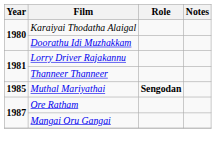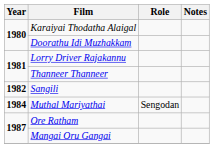+ row: (44, 89)
(16, 89) 1985 -> (16, 105) 1984
(161, 89) bold -> (160, 105) normal
